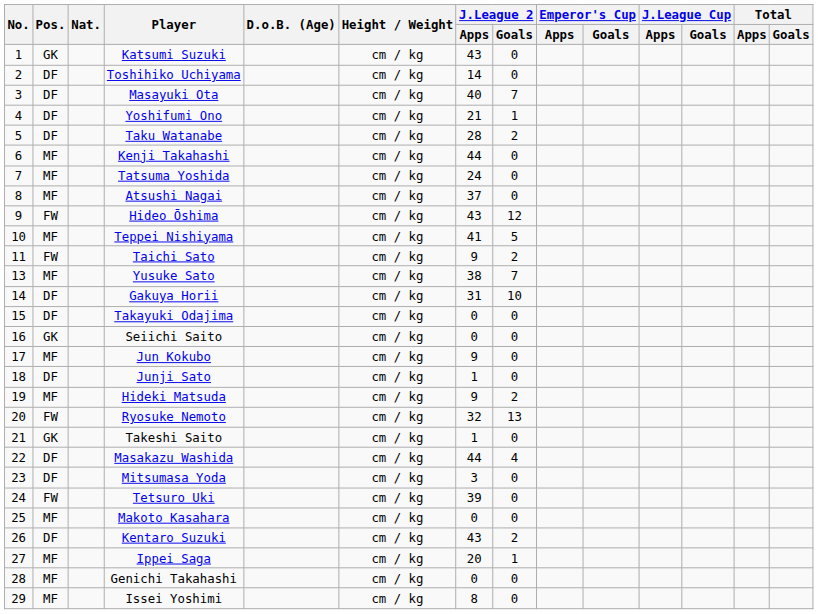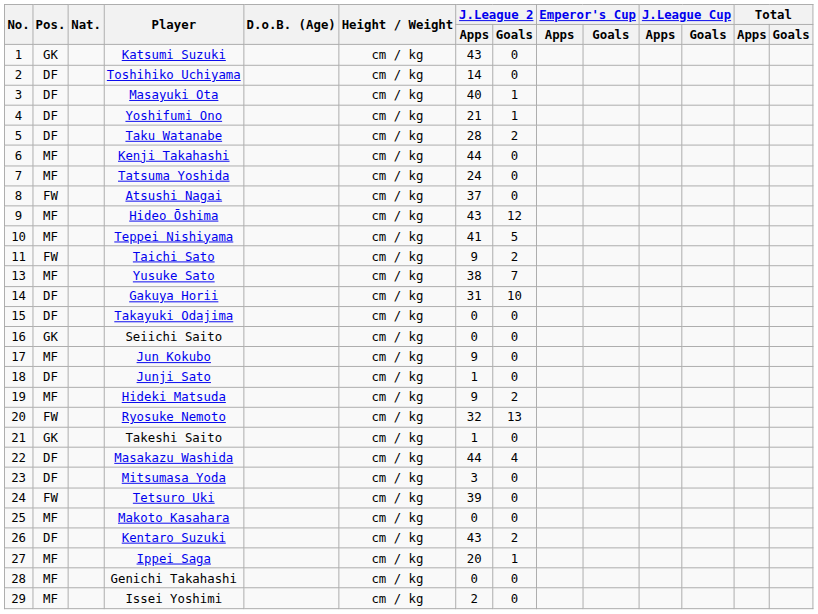(514, 95) 7 -> (514, 95) 1
(50, 196) MF -> (50, 196) FW
(50, 216) FW -> (50, 216) MF
(474, 598) 8 -> (474, 598) 2
